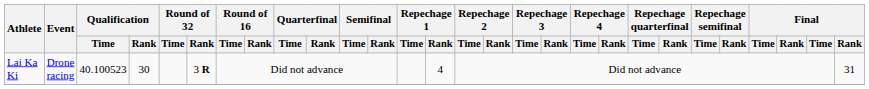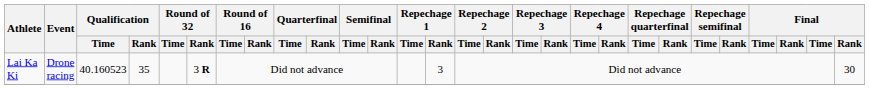(103, 69) 40.100523 -> (103, 69) 40.160523
(144, 69) 30 -> (144, 69) 35
(440, 69) 4 -> (440, 69) 3
(850, 69) 31 -> (850, 69) 30
